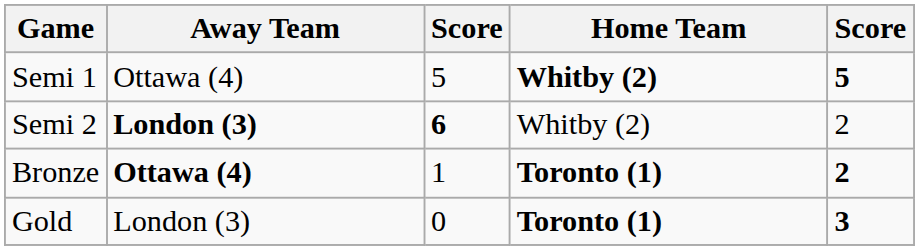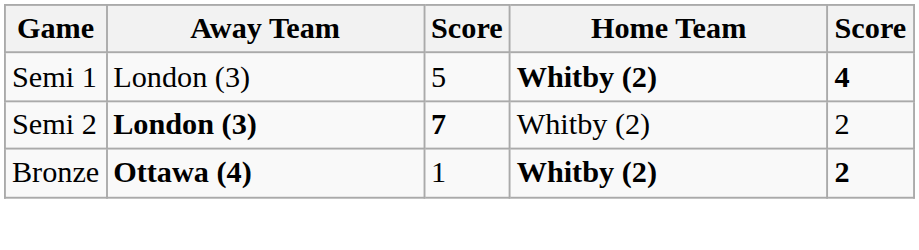(178, 76) Ottawa (4) -> (182, 76) London (3)
(842, 76) 5 -> (842, 76) 4
(439, 124) 6 -> (439, 124) 7
(589, 172) Toronto (1) -> (587, 172) Whitby (2)
- row: (42, 220)
